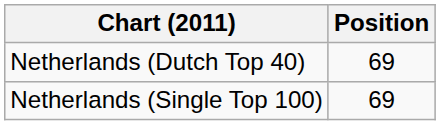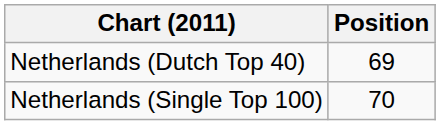(382, 100) 69 -> (382, 100) 70
